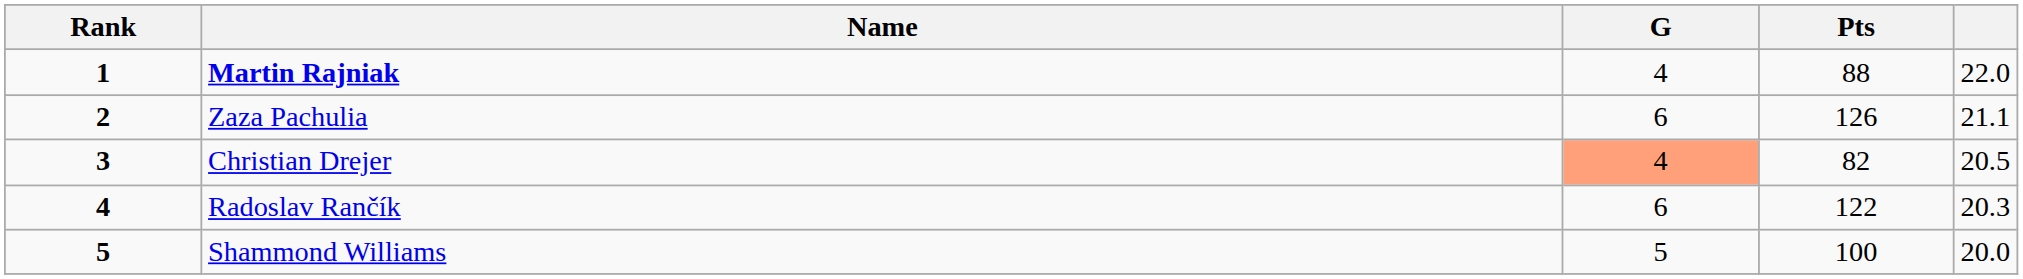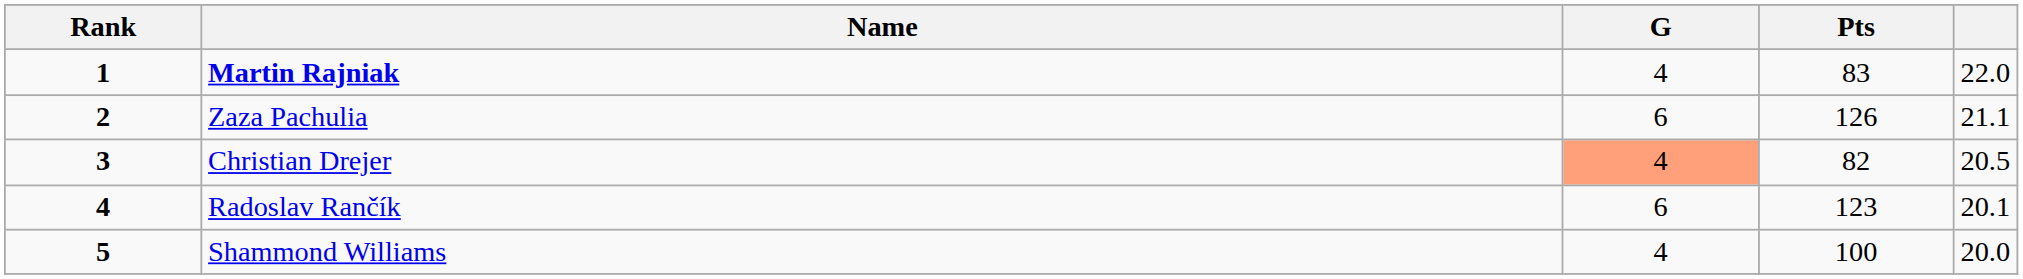(1856, 71) 88 -> (1856, 71) 83
(1856, 206) 122 -> (1856, 206) 123
(1985, 206) 20.3 -> (1985, 206) 20.1
(1661, 251) 5 -> (1661, 251) 4
